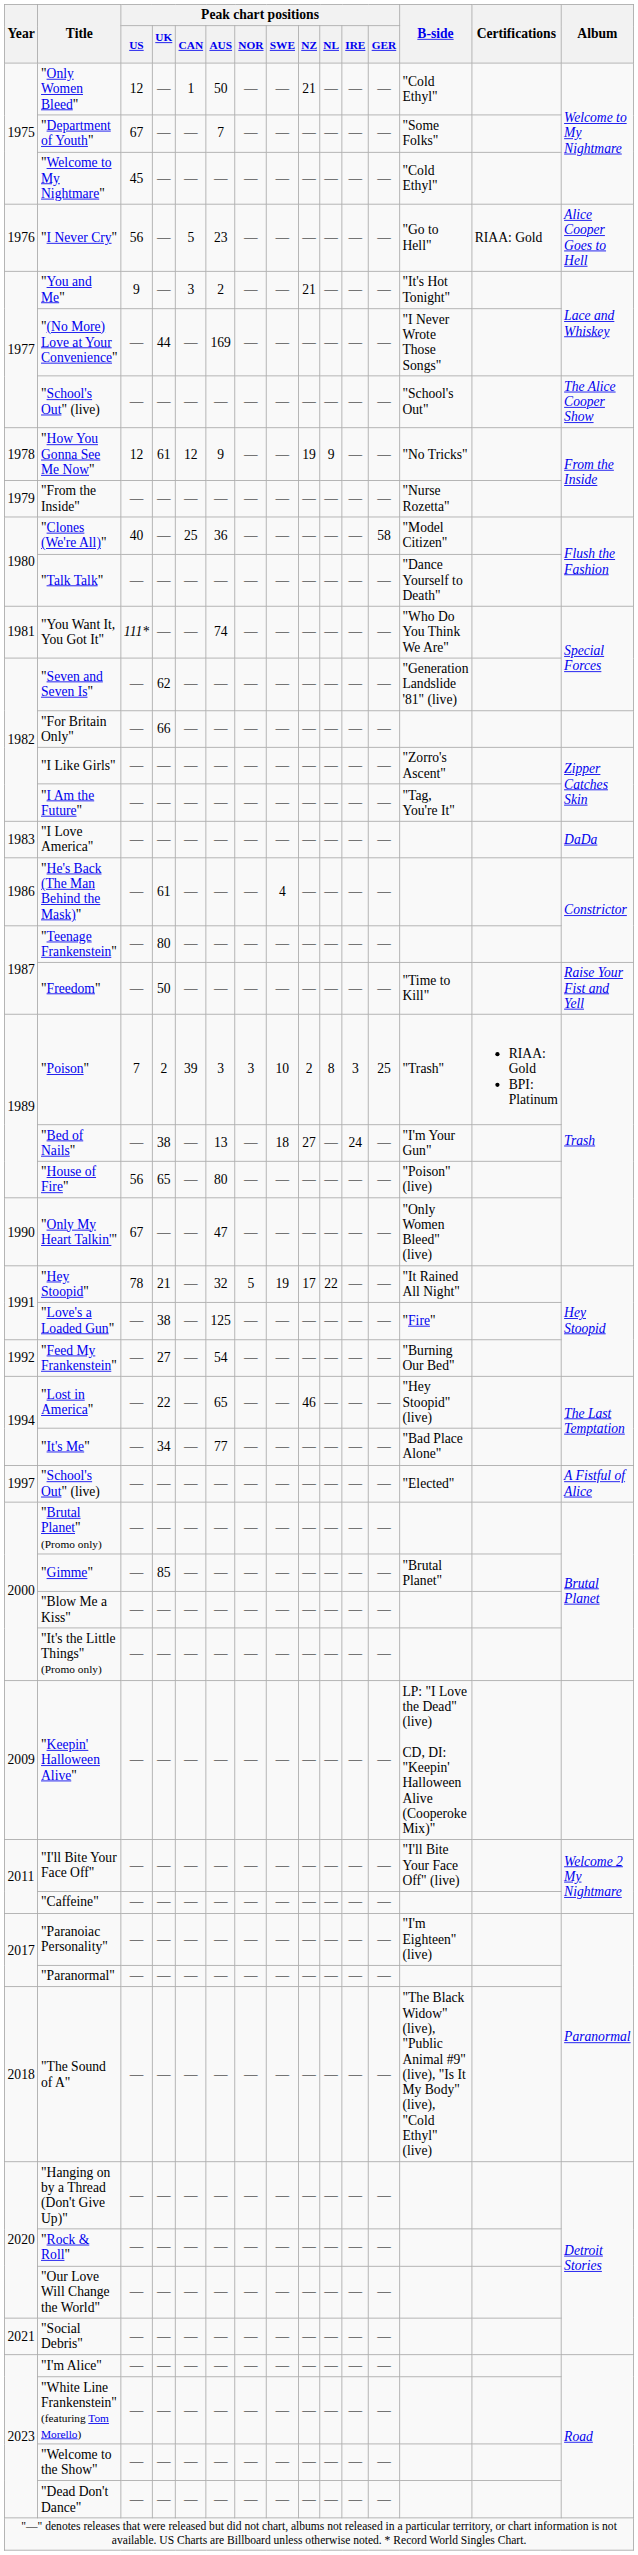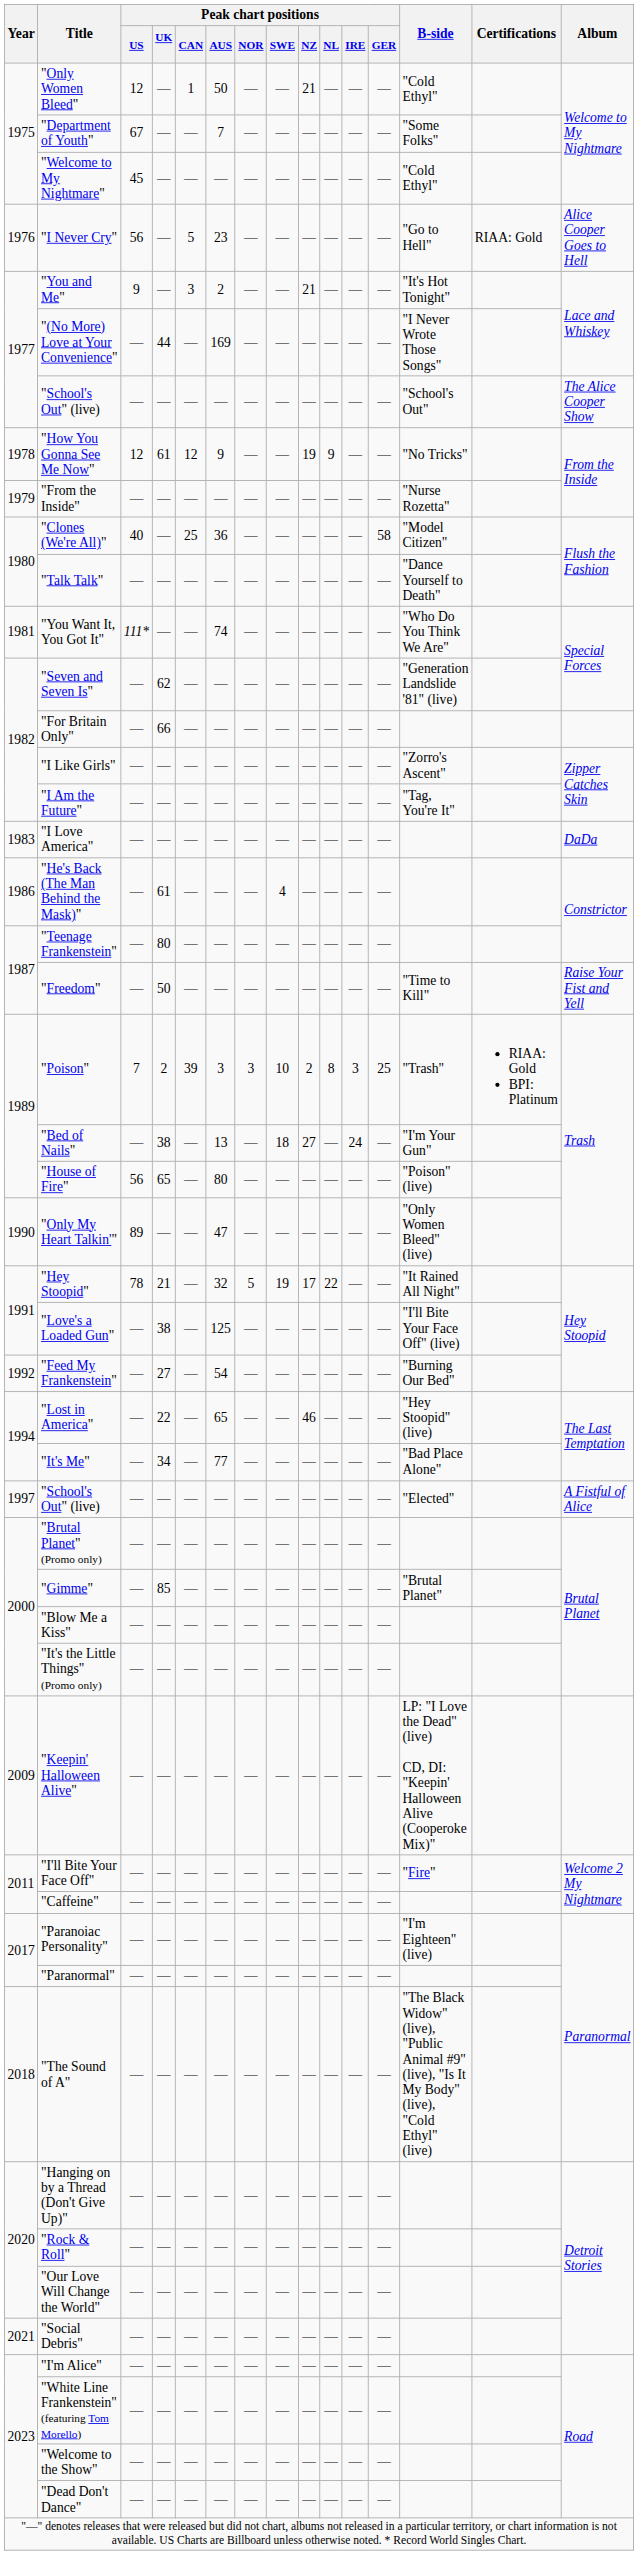(136, 1231) 67 -> (136, 1231) 89
(419, 1320) "Fire" -> (431, 1328) "I'll Bite Your Face Off" (live)
(431, 1865) "I'll Bite Your Face Off" (live) -> (419, 1873) "Fire"
